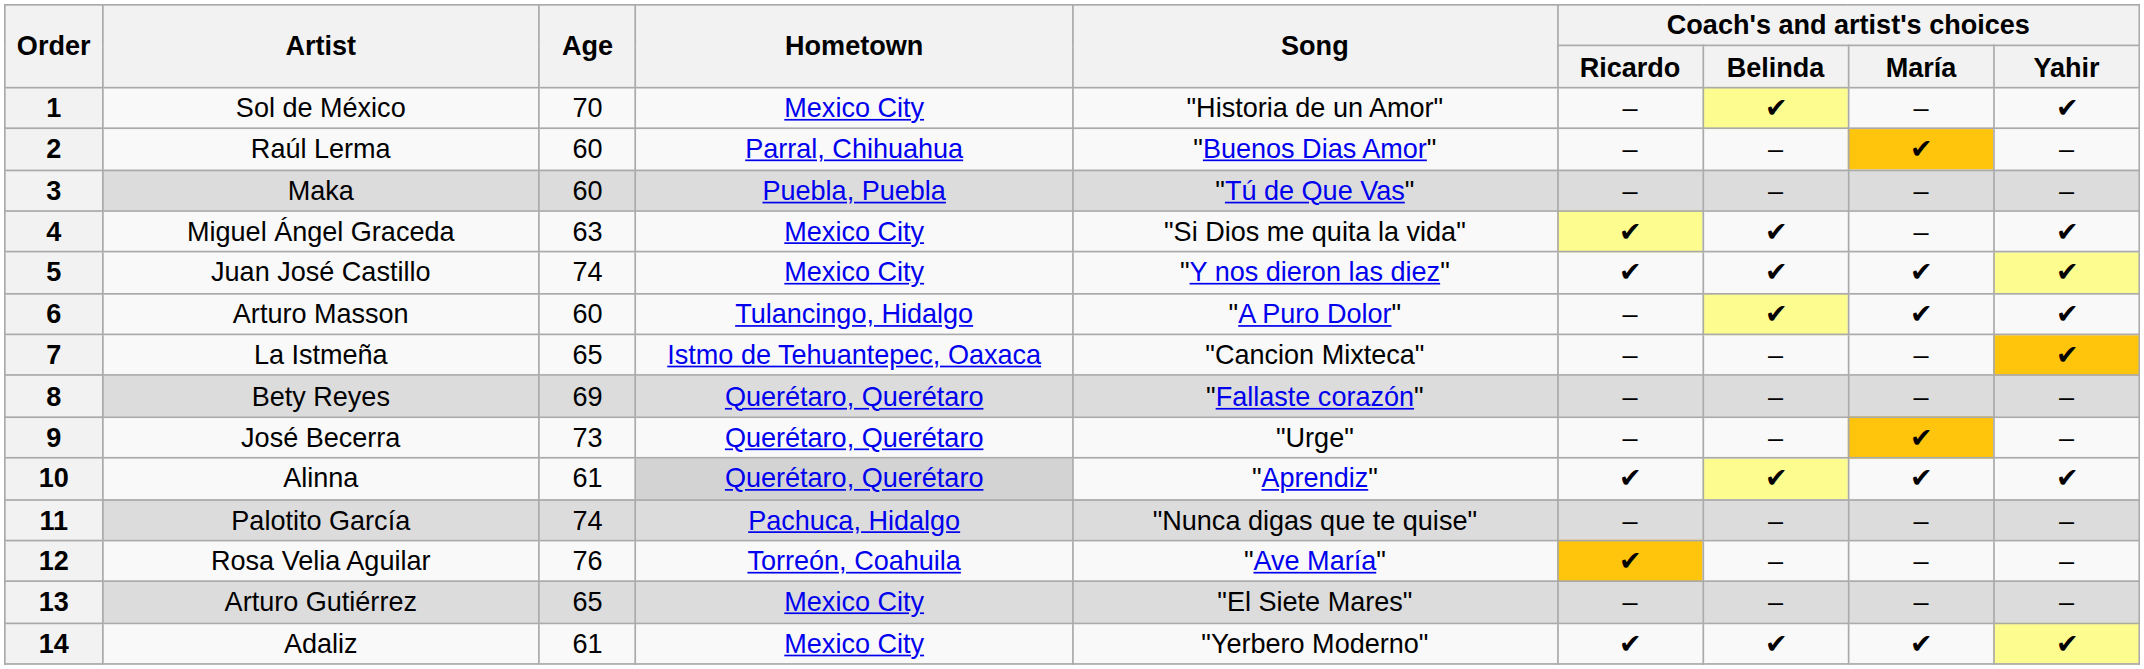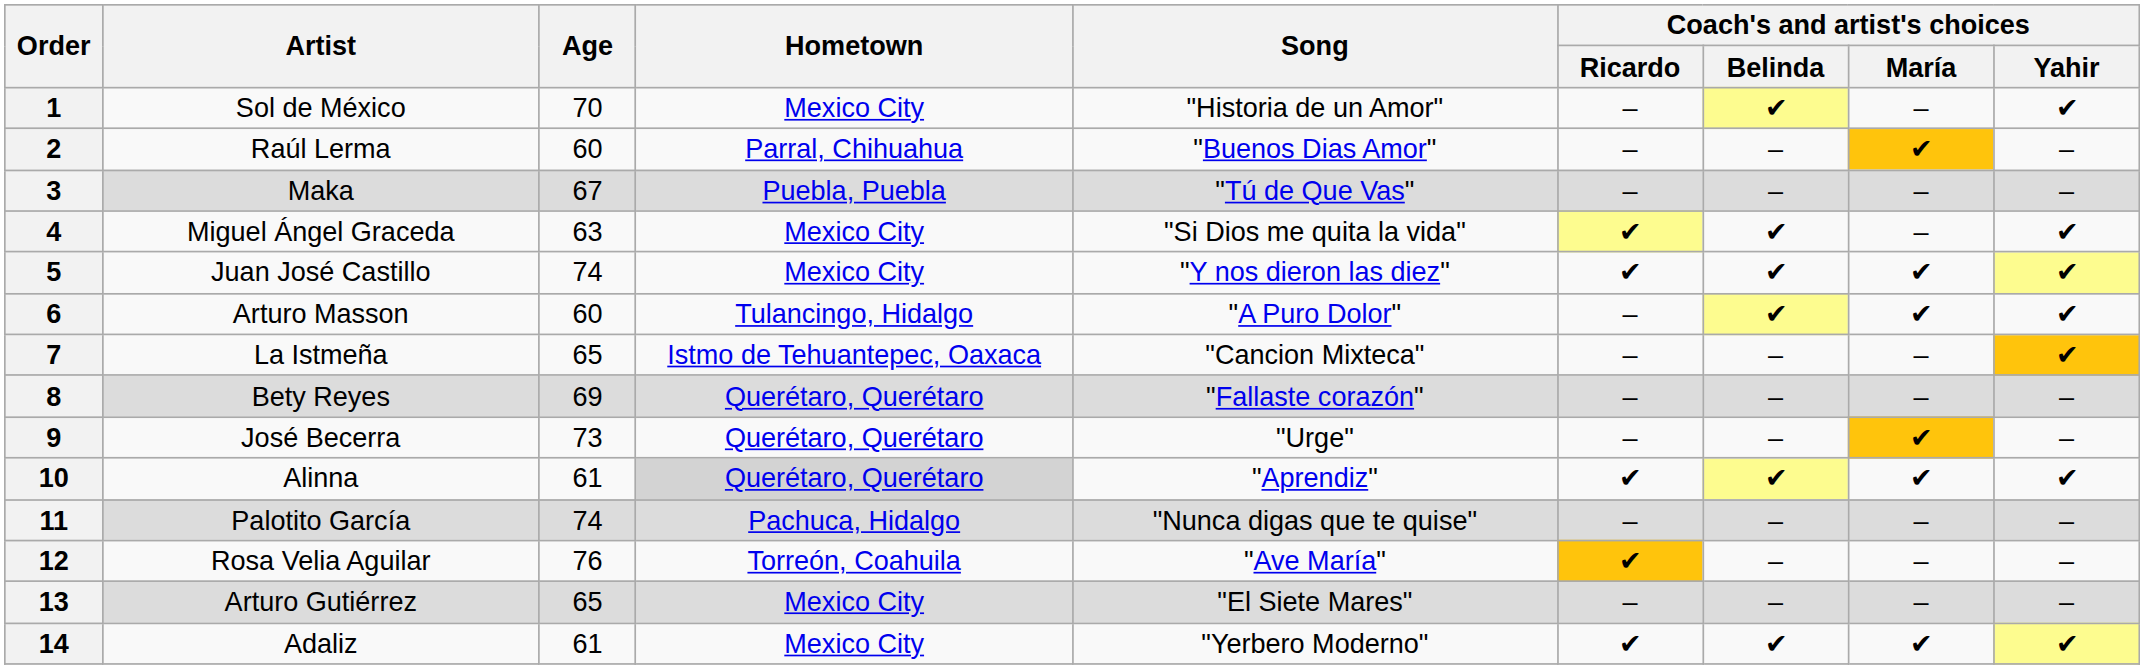(587, 190) 60 -> (587, 190) 67
